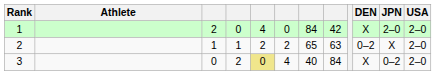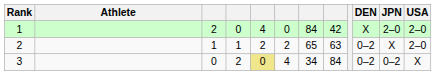(311, 62) 40 -> (311, 62) 34
(366, 62) X -> (366, 62) 0–2
(418, 62) 2–0 -> (418, 62) X
